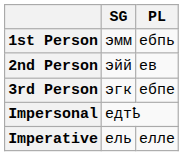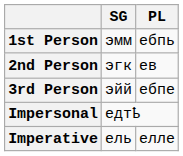(118, 65) эйй -> (118, 65) эгк
(118, 90) эгк -> (118, 90) эйй
